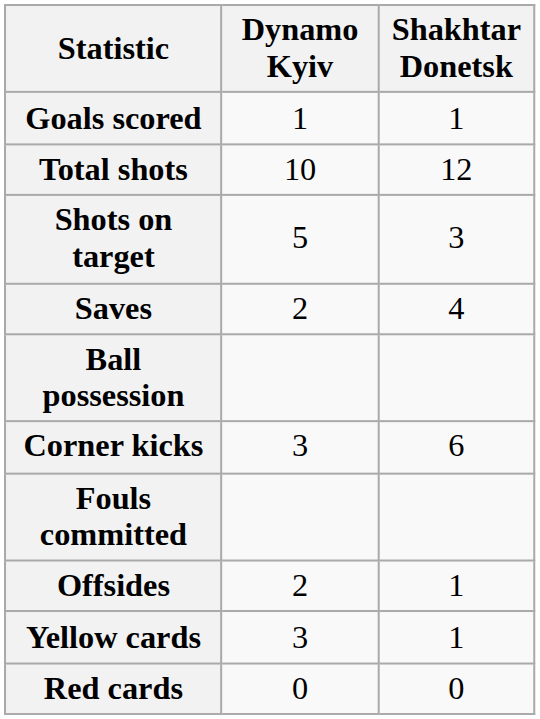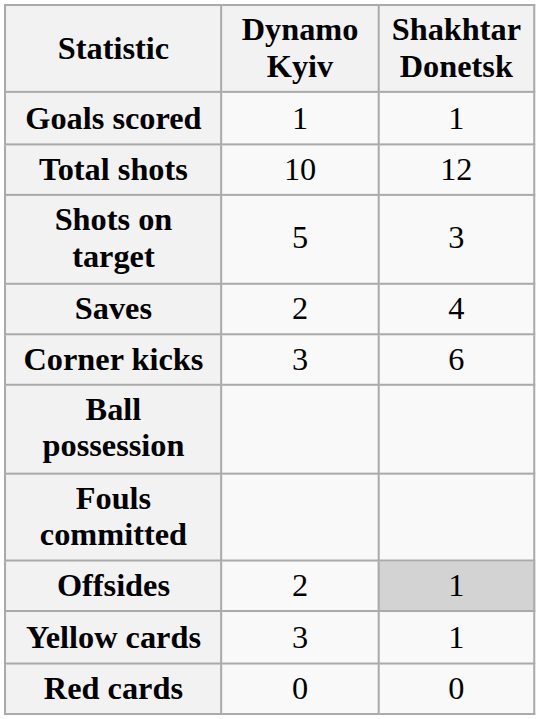rows swapped: (113, 377) <-> (113, 446)
(456, 585) no background -> (456, 585) lightgrey background
